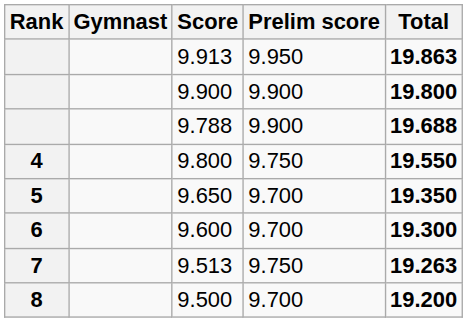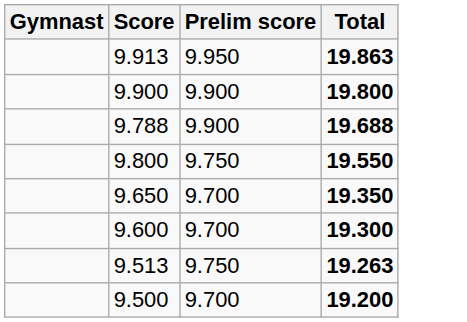- column: (37, 21)
